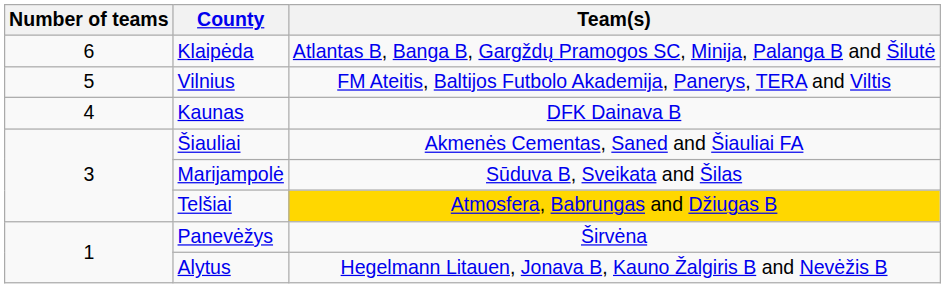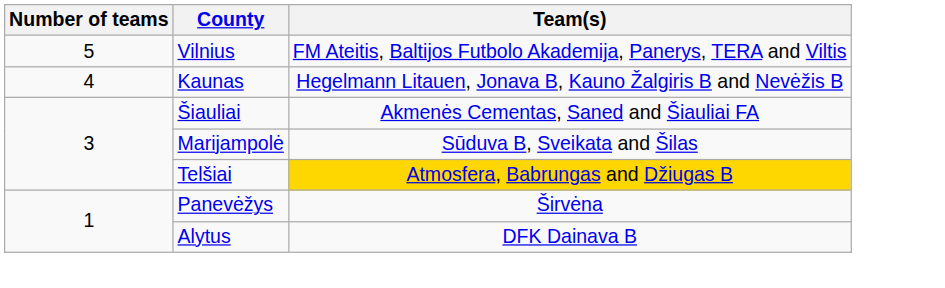- row: (216, 50)
(614, 112) DFK Dainava B -> (570, 81) Hegelmann Litauen, Jonava B, Kauno Žalgiris B and Nevėžis B
(614, 267) Hegelmann Litauen, Jonava B, Kauno Žalgiris B and Nevėžis B -> (570, 236) DFK Dainava B
